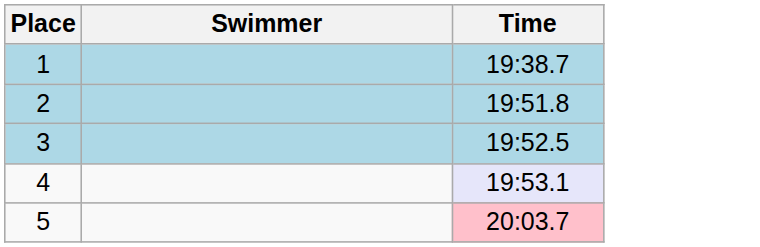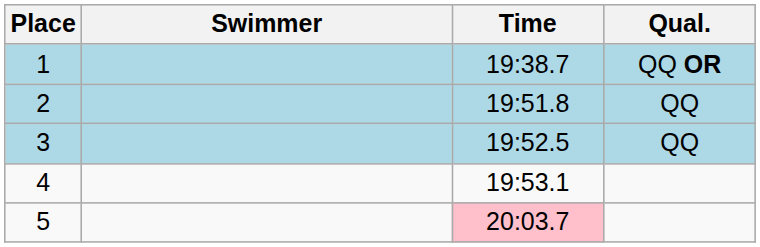+ column: (680, 24)
(528, 182) lavender background -> (528, 182) no background
